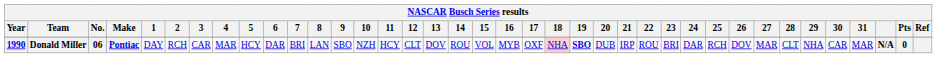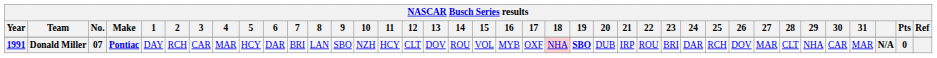(16, 45) 1990 -> (16, 45) 1991
(98, 45) 06 -> (98, 45) 07
